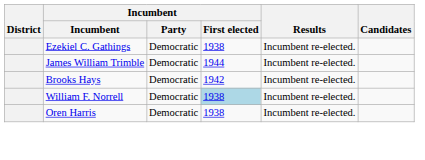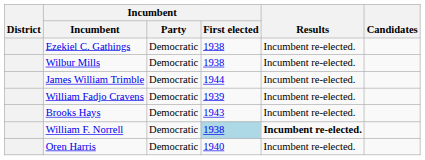+ row: (73, 63)
+ row: (95, 96)
(214, 79) 1942 -> (214, 113) 1943
(309, 96) normal -> (313, 130) bold
(214, 113) 1938 -> (214, 146) 1940
